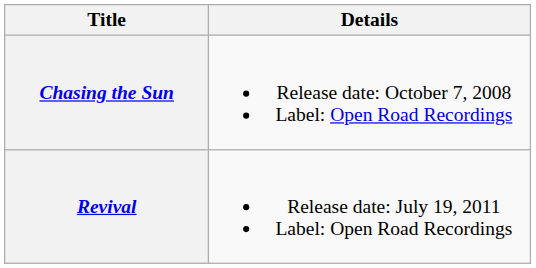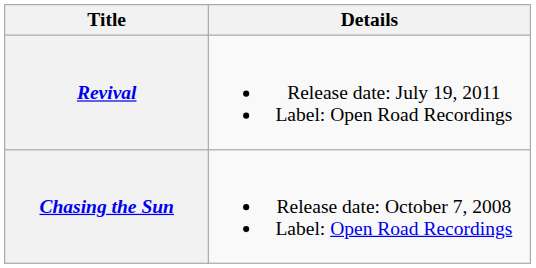rows swapped: (107, 92) <-> (107, 206)
